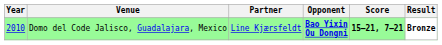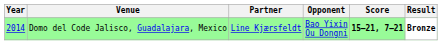(16, 28) 2010 -> (16, 28) 2014
(326, 28) bold -> (326, 28) normal
